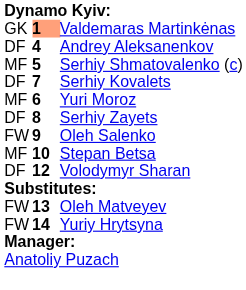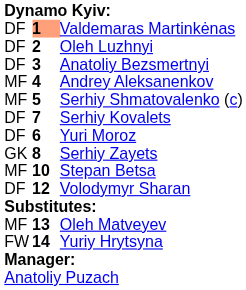(16, 29) GK -> (15, 29) DF
+ row: (106, 46)
+ row: (134, 64)
(15, 46) DF -> (16, 82) MF
(16, 100) MF -> (15, 135) DF
(15, 117) DF -> (16, 153) GK
- row: (108, 135)
(17, 206) FW -> (16, 224) MF
